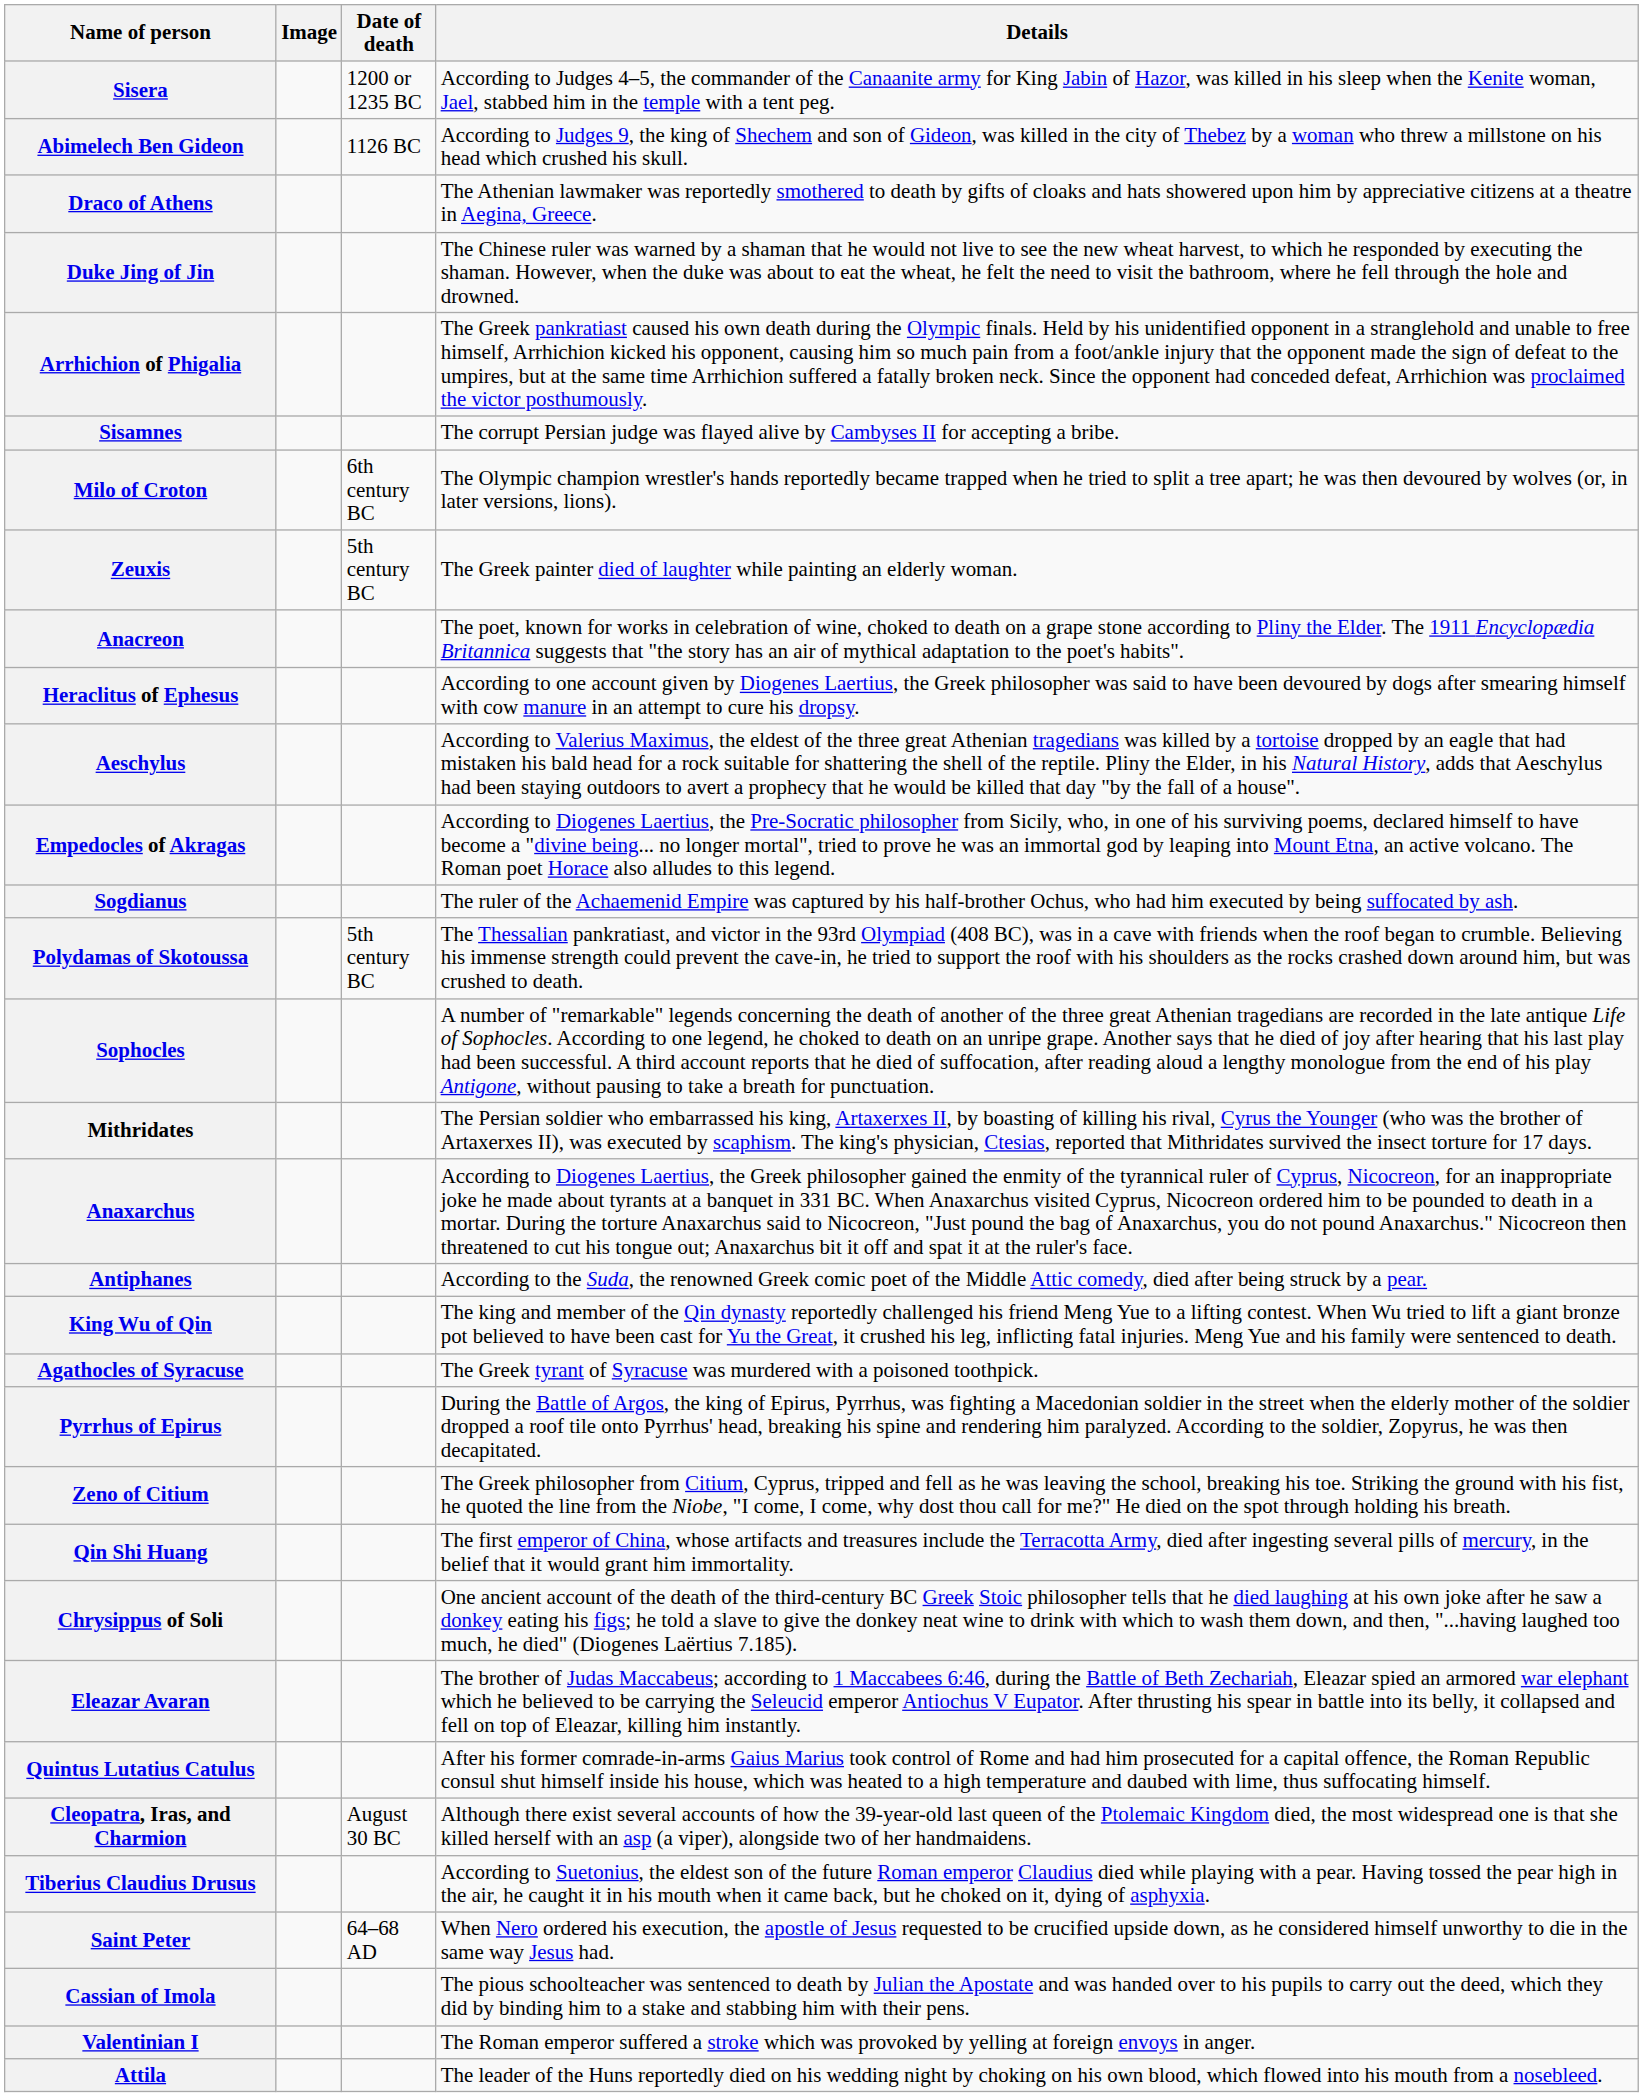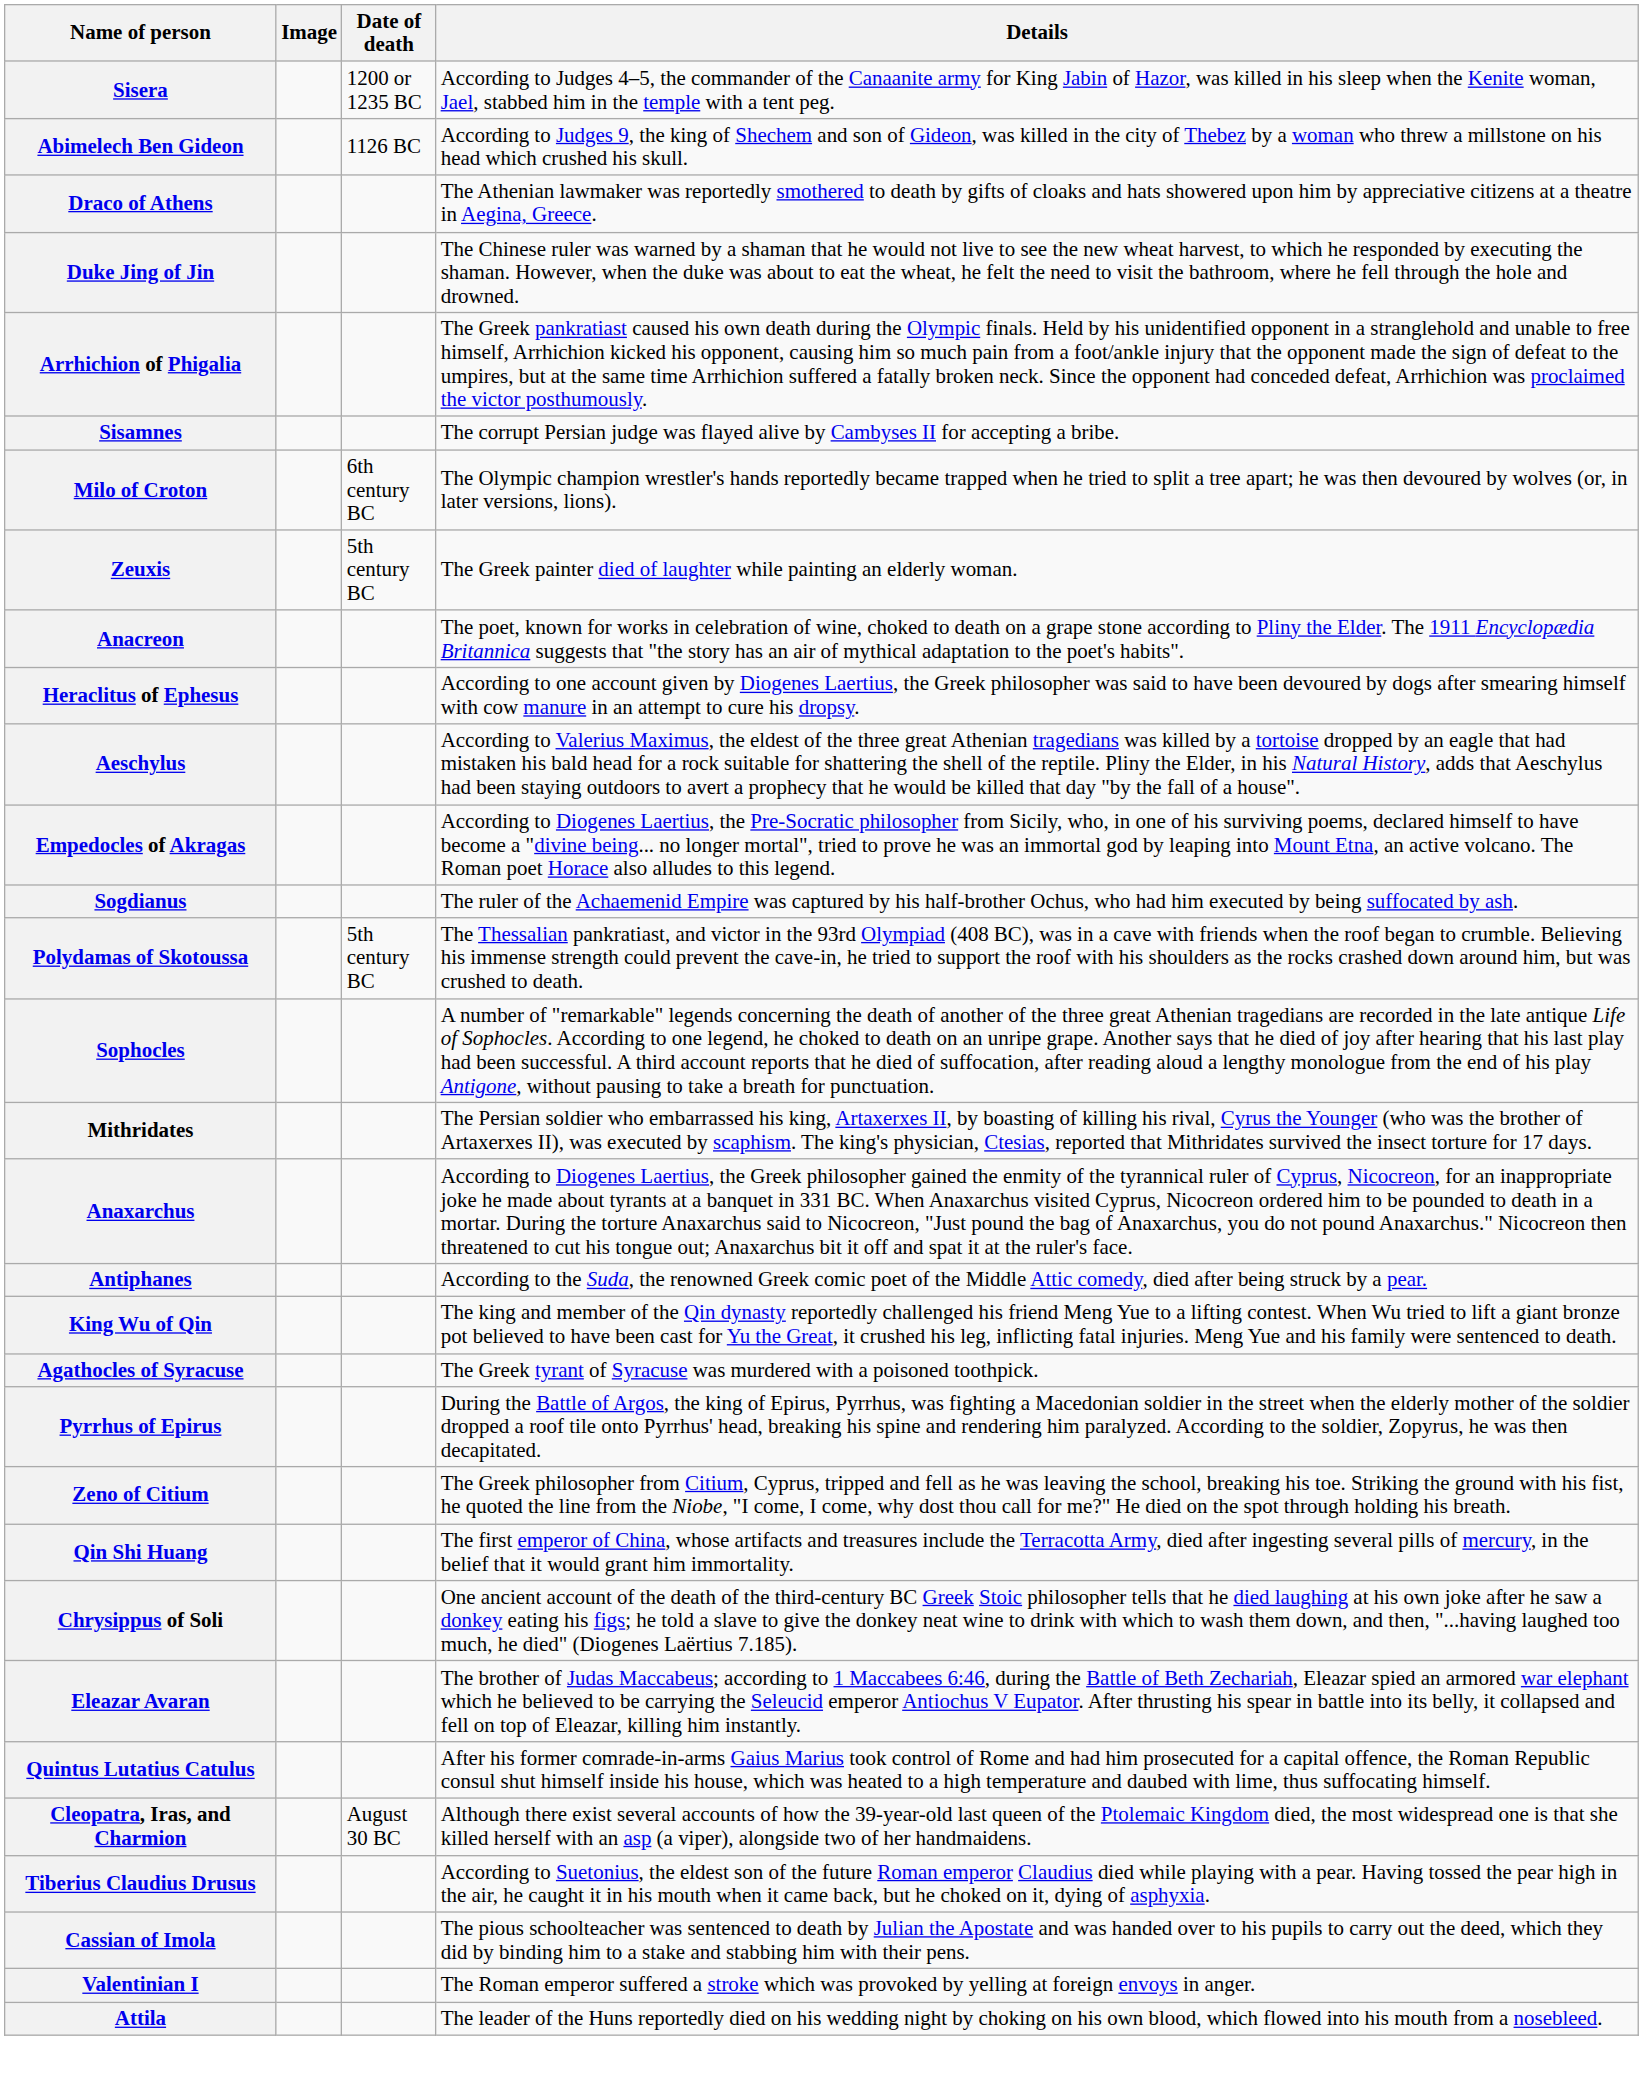- row: (140, 1940)
